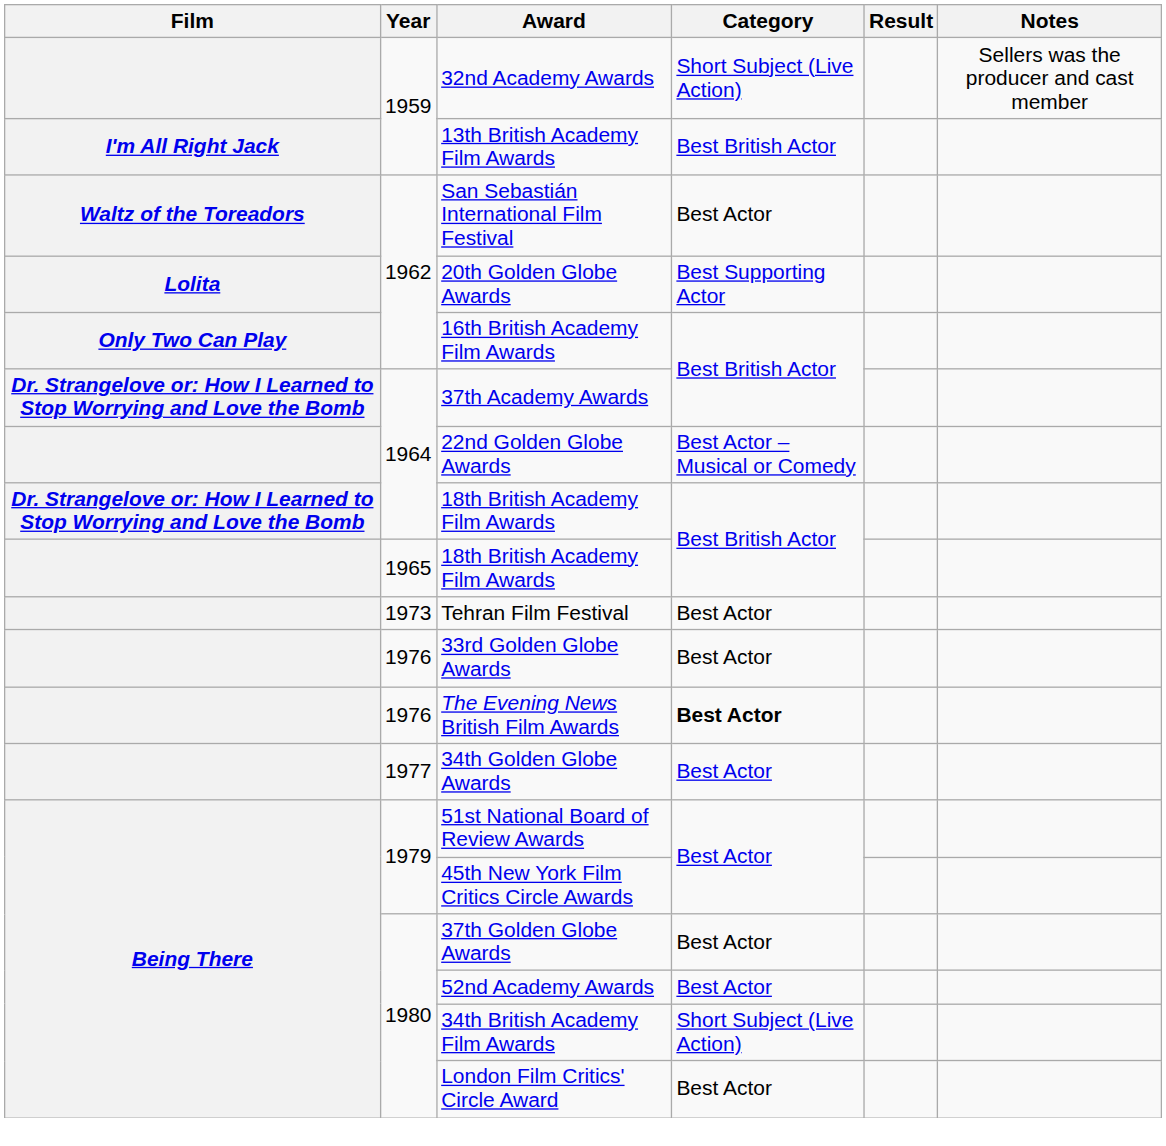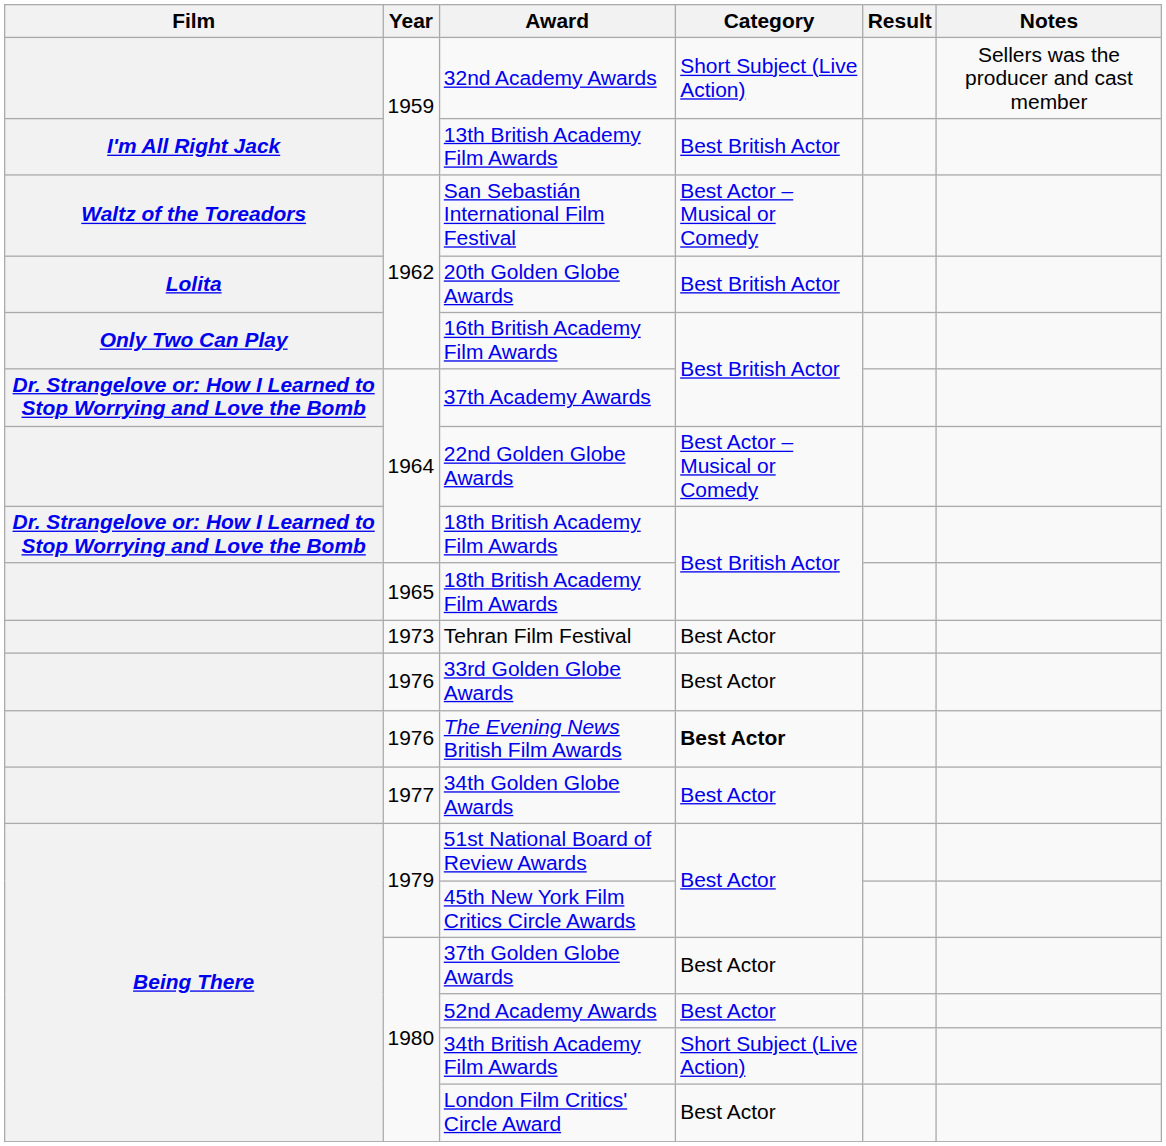(724, 215) Best Actor -> (737, 215) Best Actor – Musical or Comedy
(751, 283) Best Supporting Actor -> (760, 283) Best British Actor
